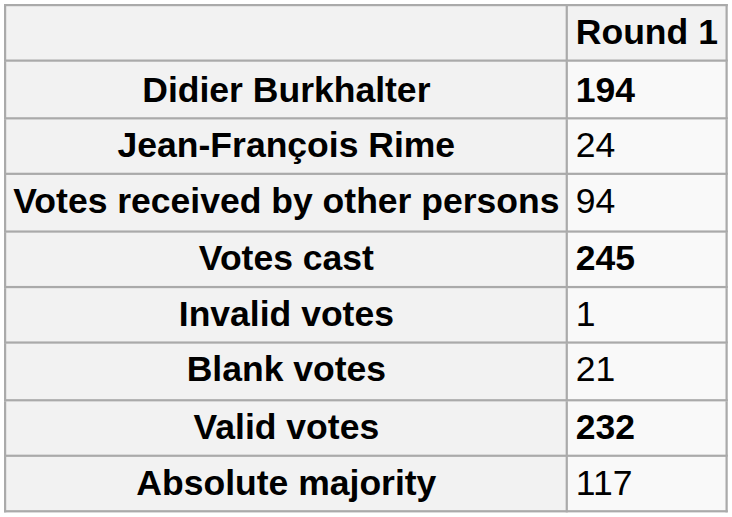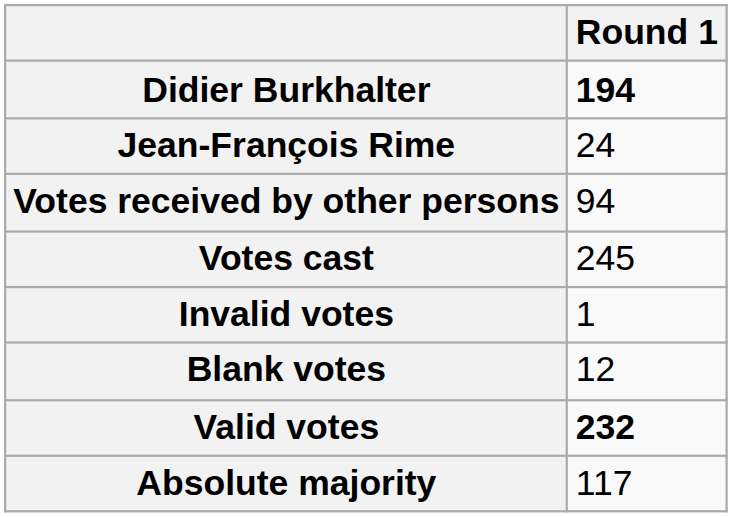(605, 257) bold -> (605, 257) normal
(596, 370) 21 -> (596, 370) 12
